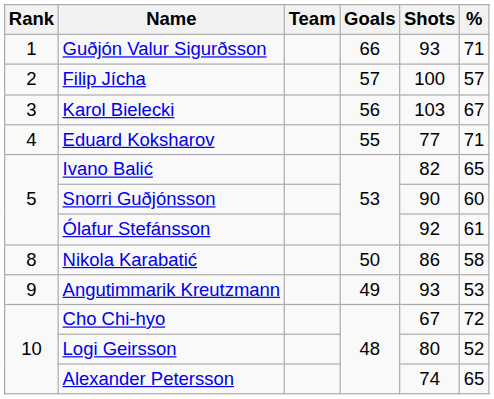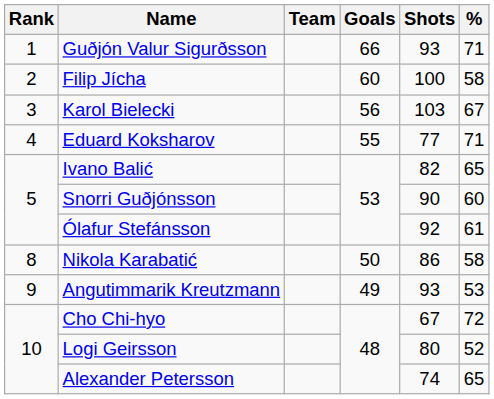(370, 78) 57 -> (370, 78) 60
(474, 78) 57 -> (474, 78) 58
